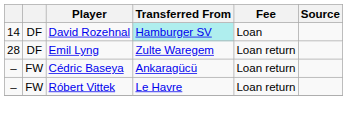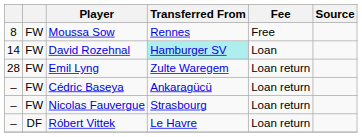+ row: (82, 32)
(34, 32) DF -> (34, 50) FW
(34, 50) DF -> (34, 69) FW
+ row: (97, 105)
(34, 87) FW -> (34, 123) DF
